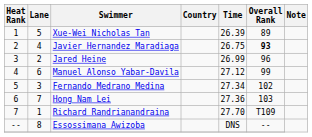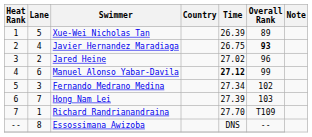(233, 60) 26.99 -> (233, 60) 27.02
(233, 73) normal -> (233, 73) bold
(233, 99) 27.36 -> (233, 99) 27.39
